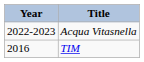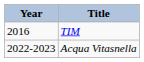rows swapped: (70, 48) <-> (99, 31)
